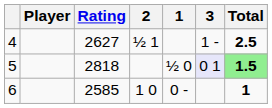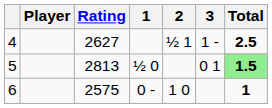columns swapped: (179, 16) <-> (146, 16)
(102, 66) 2818 -> (102, 66) 2813
(210, 66) lavender background -> (210, 66) no background
(102, 90) 2585 -> (102, 90) 2575
